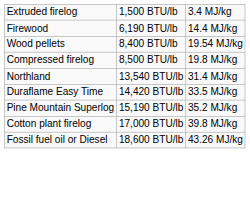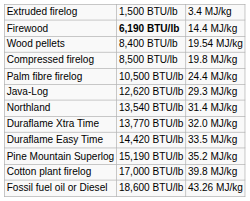(148, 28) normal -> (149, 28) bold
+ row: (44, 76)
+ row: (27, 92)
+ row: (53, 124)
